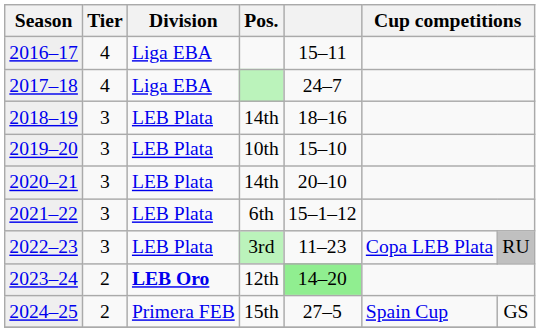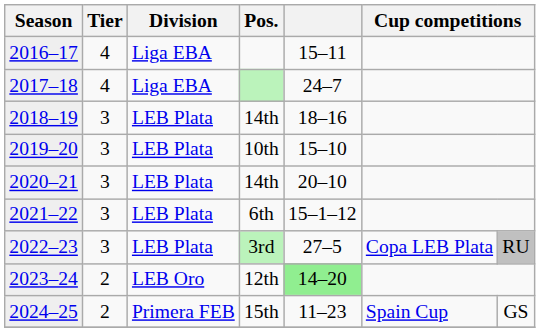(322, 246) 11–23 -> (322, 246) 27–5
(171, 278) bold -> (168, 278) normal
(322, 311) 27–5 -> (322, 311) 11–23
